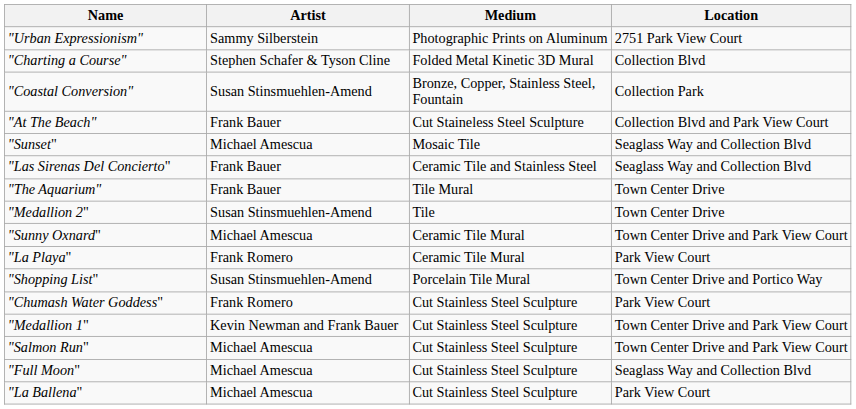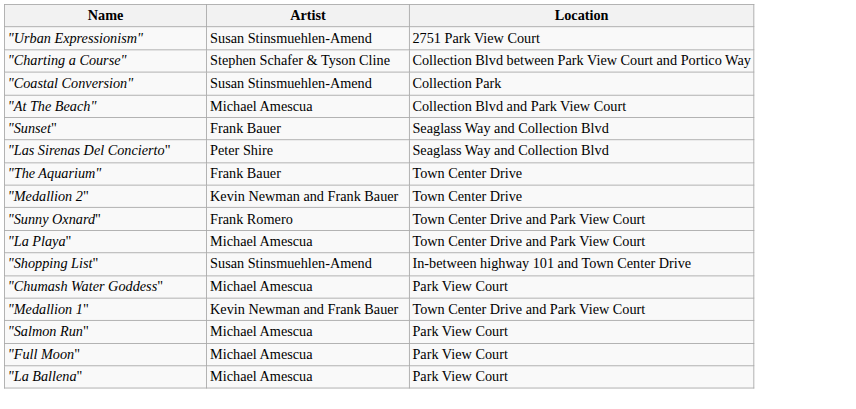- column: (510, 15)
(264, 38) Sammy Silberstein -> (291, 38) Susan Stinsmuehlen-Amend
(660, 60) Collection Blvd -> (582, 60) Collection Blvd between Park View Court and Portico Way
(245, 122) Frank Bauer -> (261, 106) Michael Amescua
(261, 144) Michael Amescua -> (245, 128) Frank Bauer
(245, 167) Frank Bauer -> (242, 151) Peter Shire
(291, 212) Susan Stinsmuehlen-Amend -> (304, 196) Kevin Newman and Frank Bauer
(261, 235) Michael Amescua -> (251, 219) Frank Romero
(251, 257) Frank Romero -> (261, 241) Michael Amescua
(663, 257) Park View Court -> (529, 241) Town Center Drive and Park View Court
(719, 280) Town Center Drive and Portico Way -> (552, 264) In-between highway 101 and Town Center Drive
(251, 302) Frank Romero -> (261, 286) Michael Amescua
(731, 347) Town Center Drive and Park View Court -> (460, 331) Park View Court
(713, 370) Seaglass Way and Collection Blvd -> (460, 354) Park View Court
